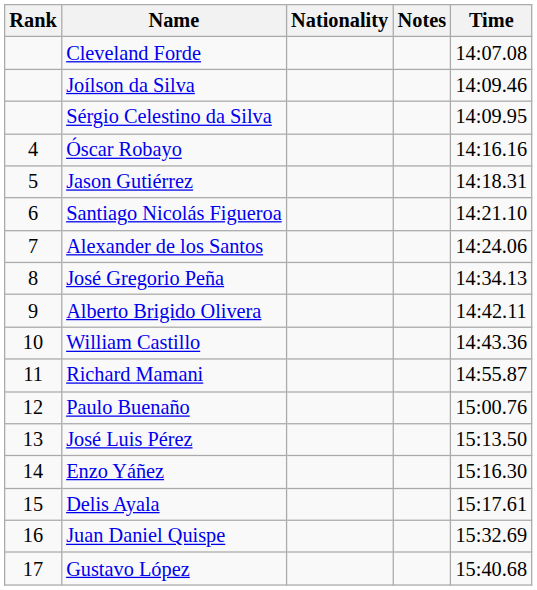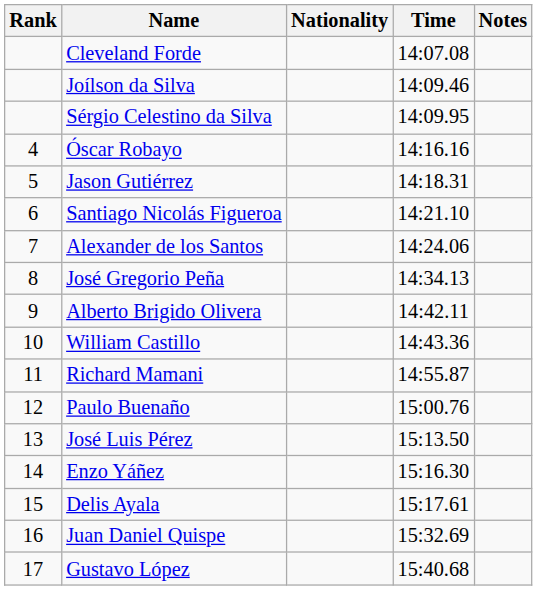columns swapped: (491, 20) <-> (422, 20)
